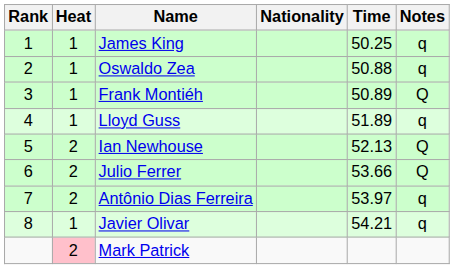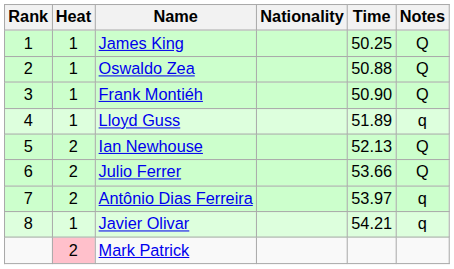(422, 43) q -> (422, 43) Q
(422, 69) q -> (422, 69) Q
(372, 95) 50.89 -> (372, 95) 50.90
